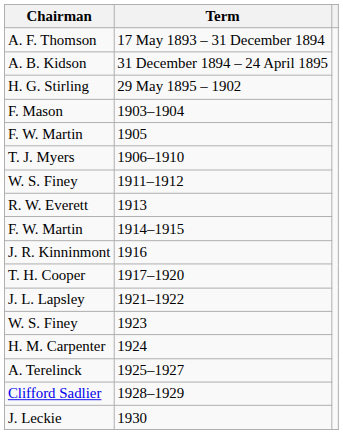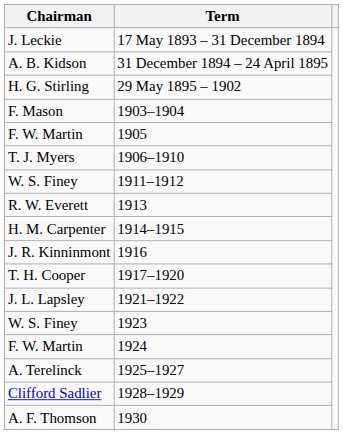(52, 39) A. F. Thomson -> (35, 39) J. Leckie
(45, 228) F. W. Martin -> (57, 228) H. M. Carpenter
(57, 346) H. M. Carpenter -> (45, 346) F. W. Martin
(35, 417) J. Leckie -> (52, 417) A. F. Thomson
